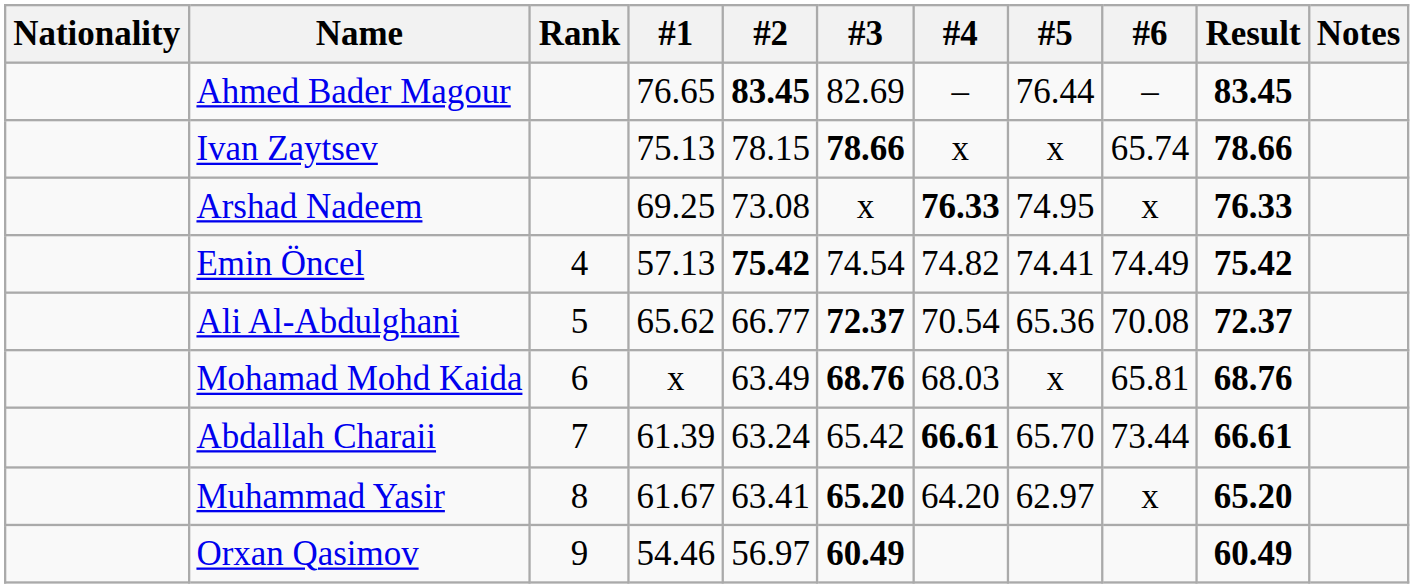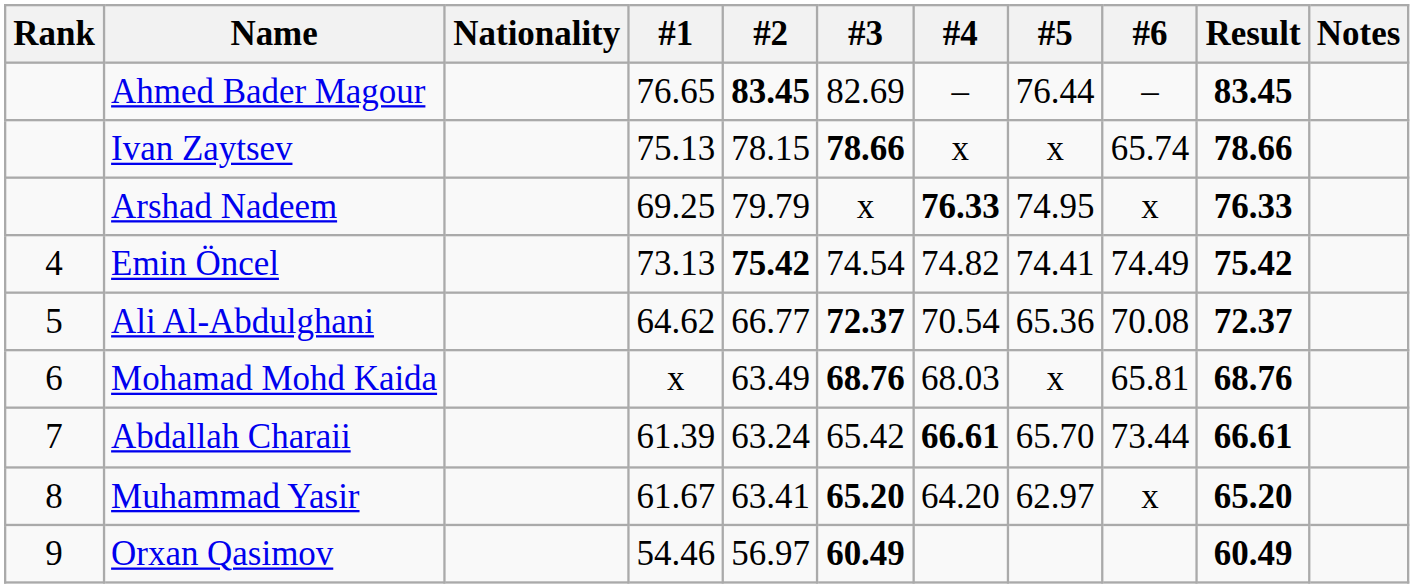columns swapped: (579, 33) <-> (97, 33)
(771, 206) 73.08 -> (771, 206) 79.79
(676, 264) 57.13 -> (676, 264) 73.13
(676, 321) 65.62 -> (676, 321) 64.62
